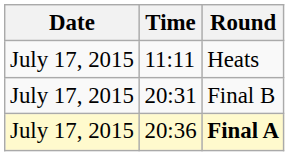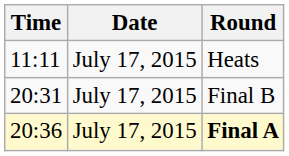columns swapped: (72, 22) <-> (171, 22)
